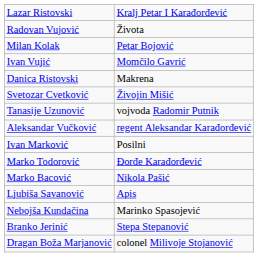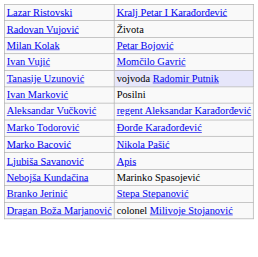- row: (42, 78)
- row: (48, 95)
(168, 111) no background -> (168, 78) lavender background
rows swapped: (52, 128) <-> (37, 144)
